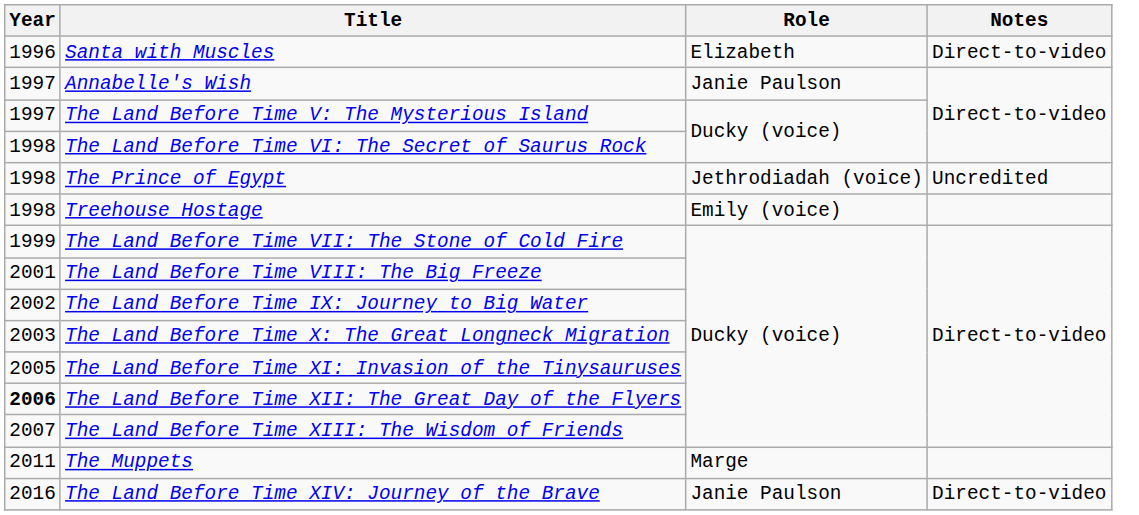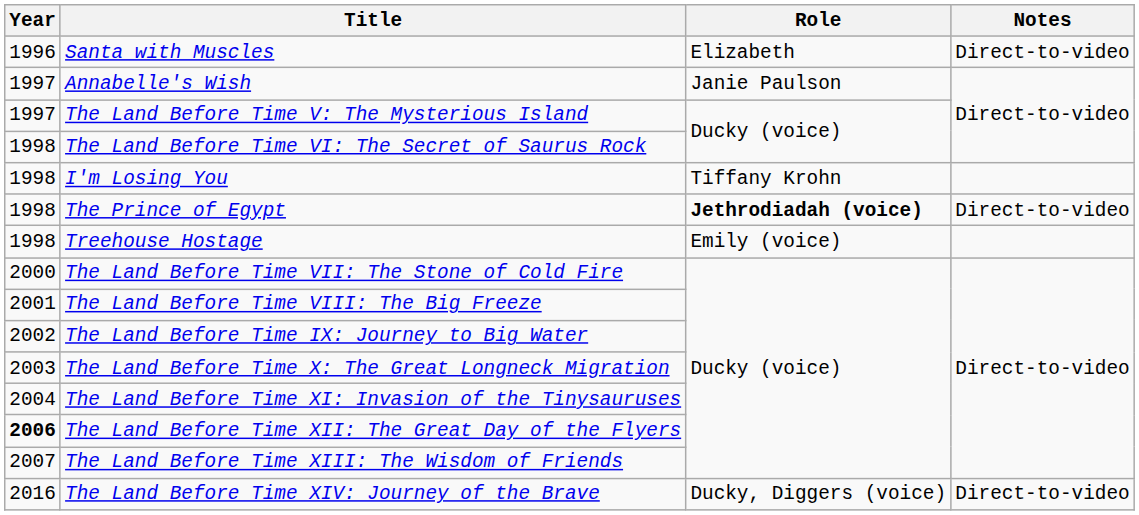+ row: (146, 178)
(807, 178) normal -> (807, 210) bold
(990, 178) Uncredited -> (1043, 210) Direct-to-video
(33, 242) 1999 -> (33, 273) 2000
(33, 368) 2005 -> (33, 399) 2004
- row: (129, 463)
(766, 494) Janie Paulson -> (818, 494) Ducky, Diggers (voice)
